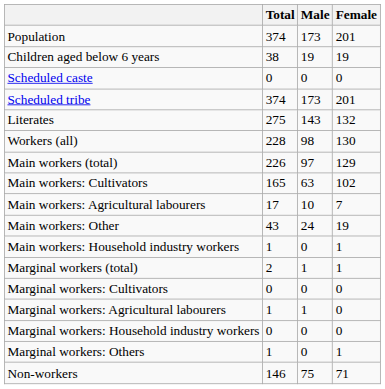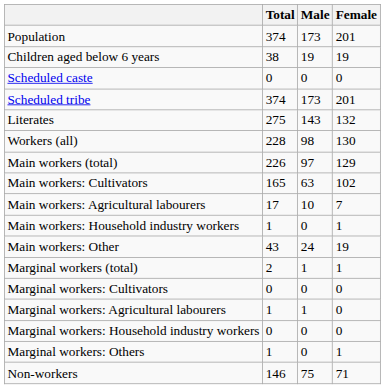rows swapped: (123, 246) <-> (63, 225)
